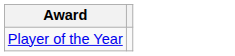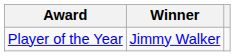+ column: (175, 16)
